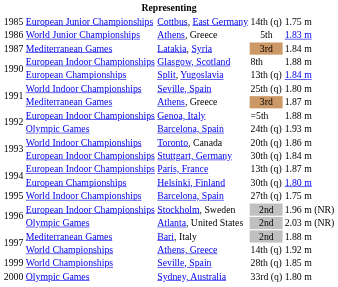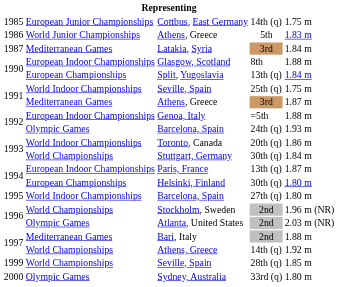(298, 89) 1.80 m -> (298, 89) 1.75 m
(90, 156) European Indoor Championships -> (69, 156) World Championships
(298, 196) 1.75 m -> (298, 196) 1.80 m
(90, 209) European Indoor Championships -> (69, 209) World Championships
